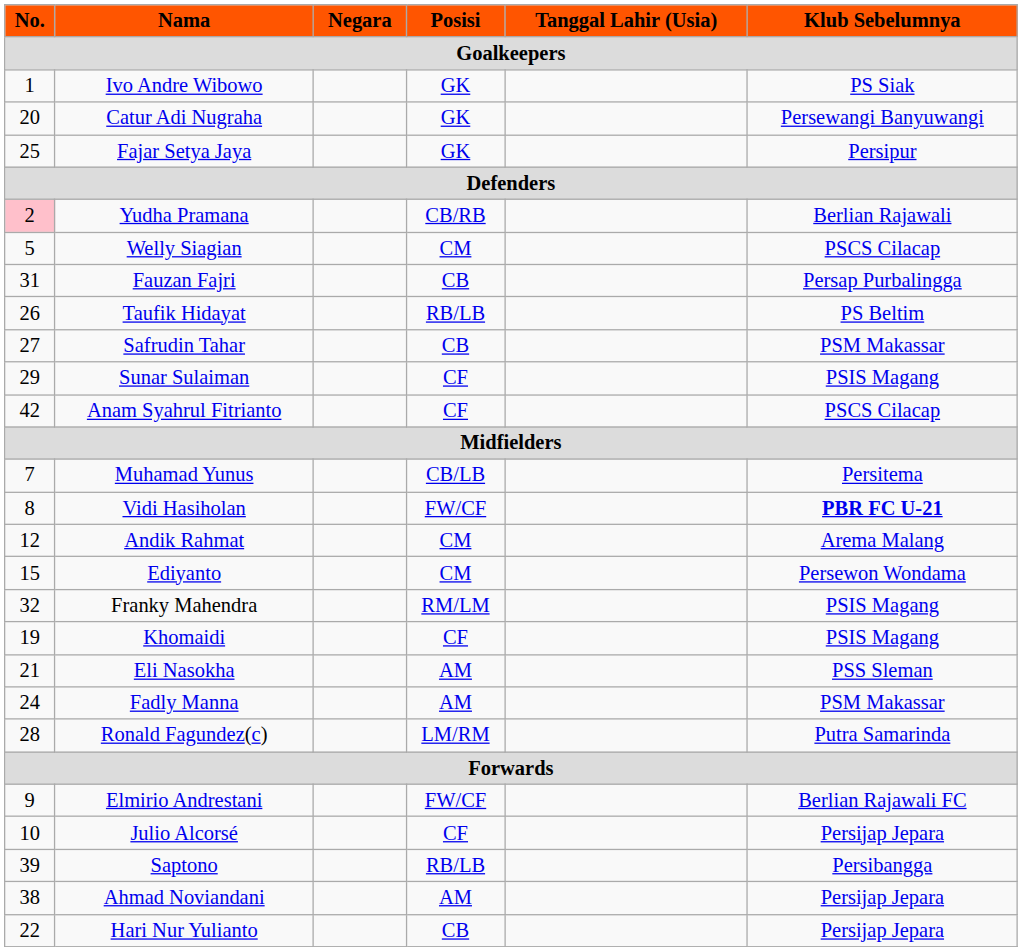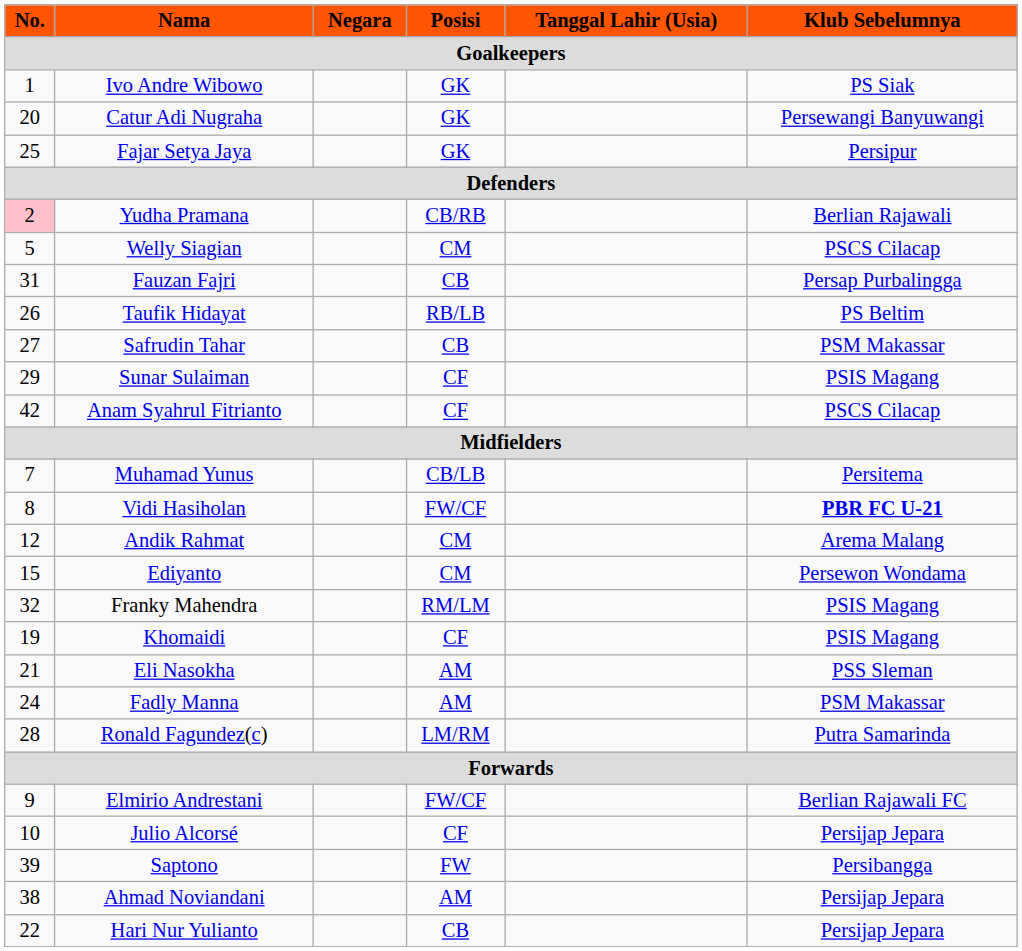(455, 865) RB/LB -> (455, 865) FW
